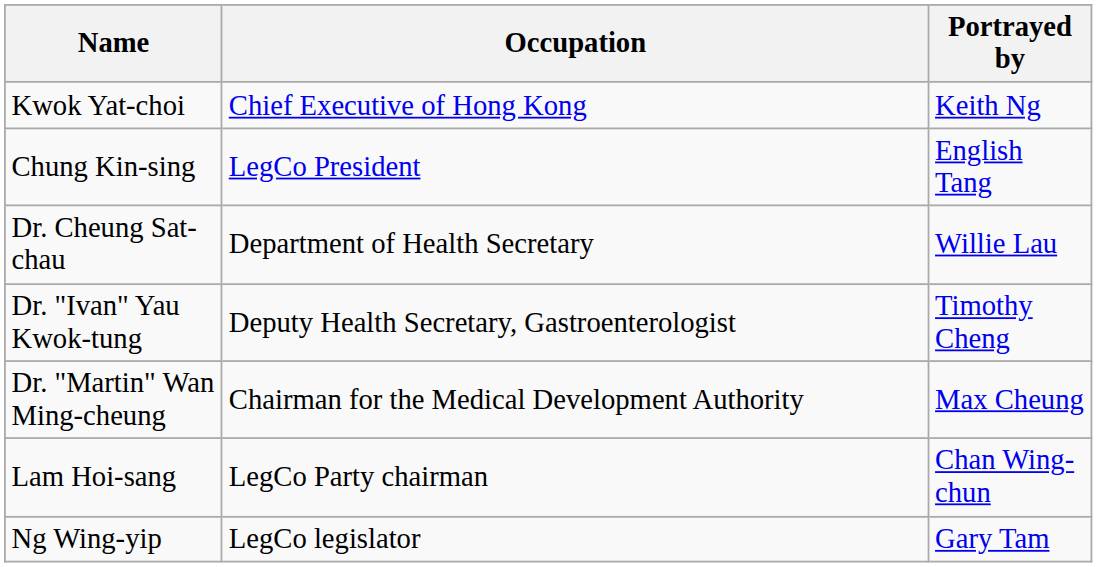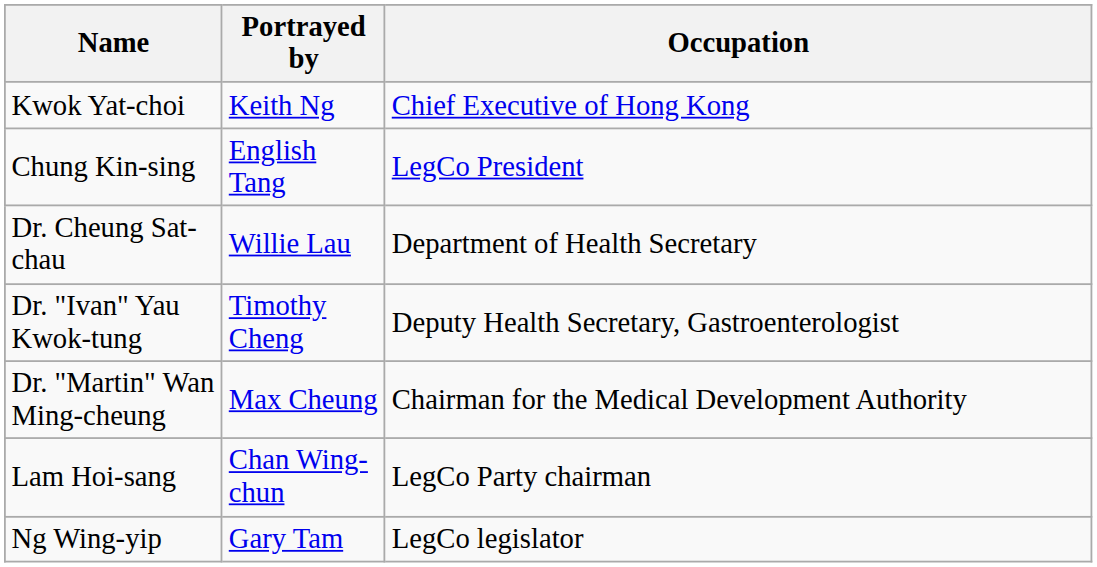columns swapped: (1010, 43) <-> (575, 43)
